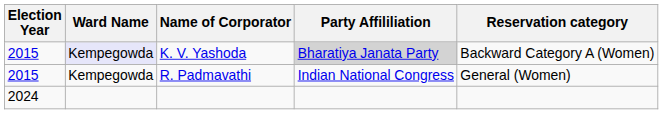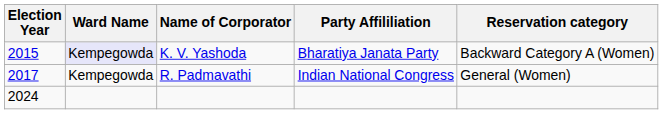(368, 53) lightgrey background -> (368, 53) no background
(23, 75) 2015 -> (23, 75) 2017
